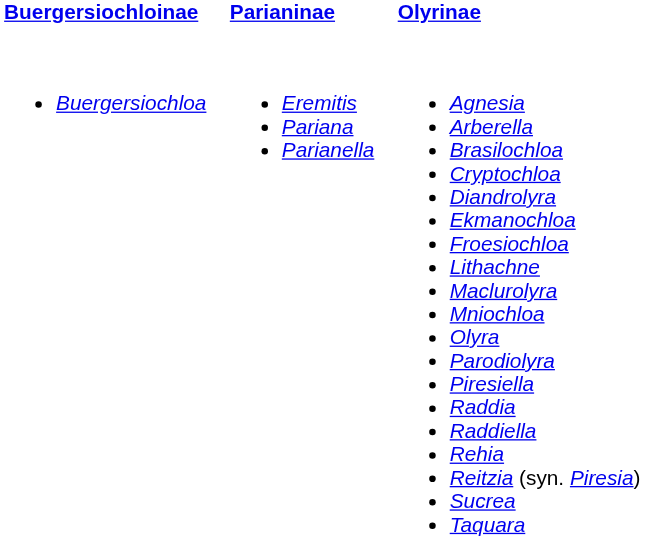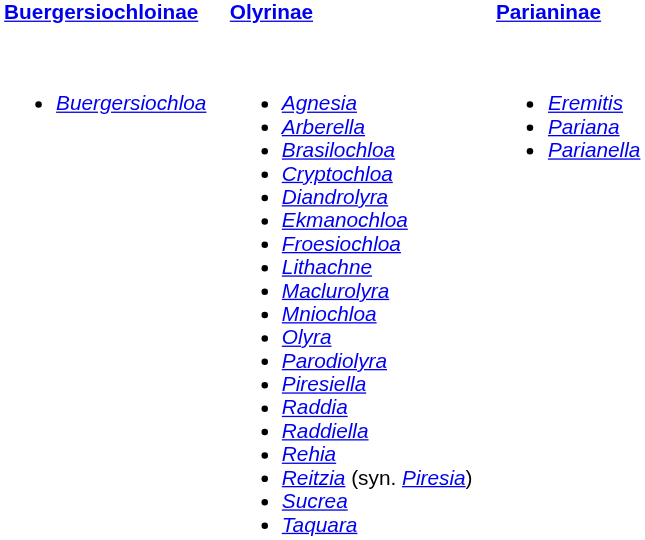columns swapped: (439, 12) <-> (282, 12)
